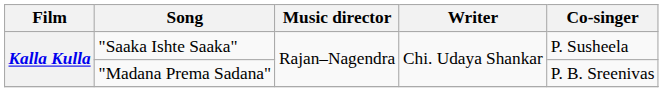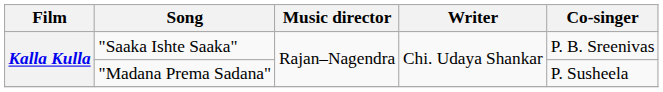(590, 45) P. Susheela -> (603, 45) P. B. Sreenivas
(603, 73) P. B. Sreenivas -> (590, 73) P. Susheela
